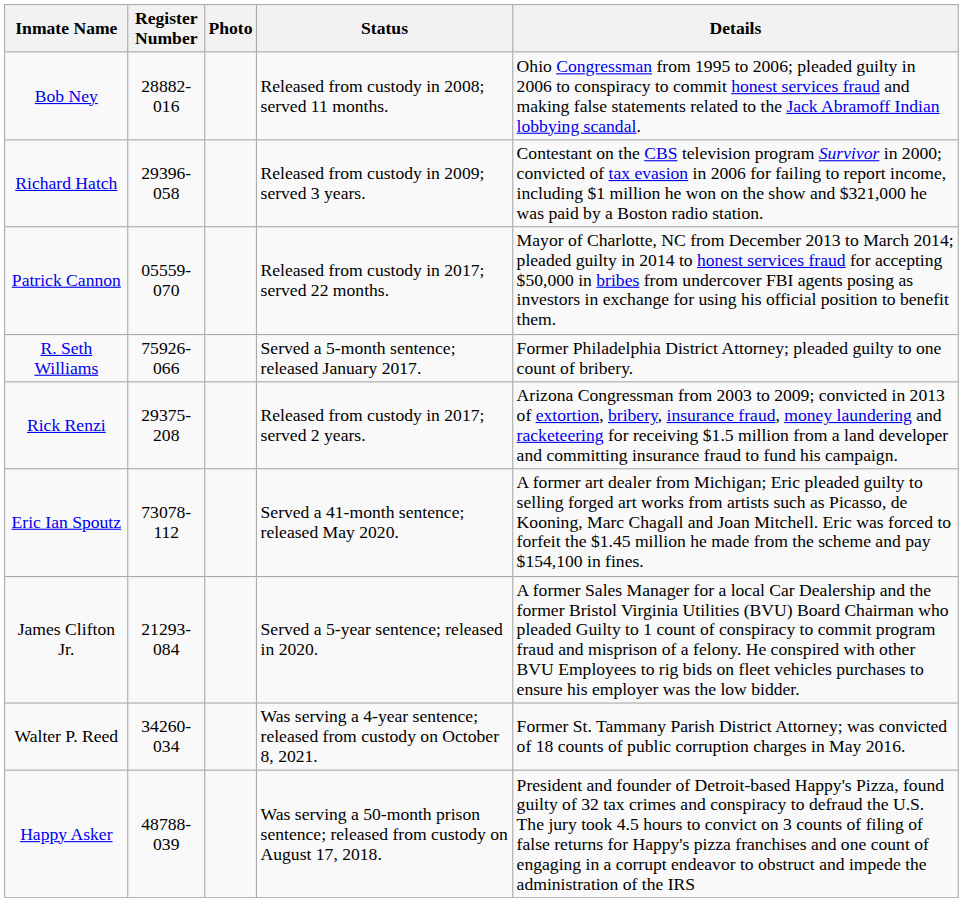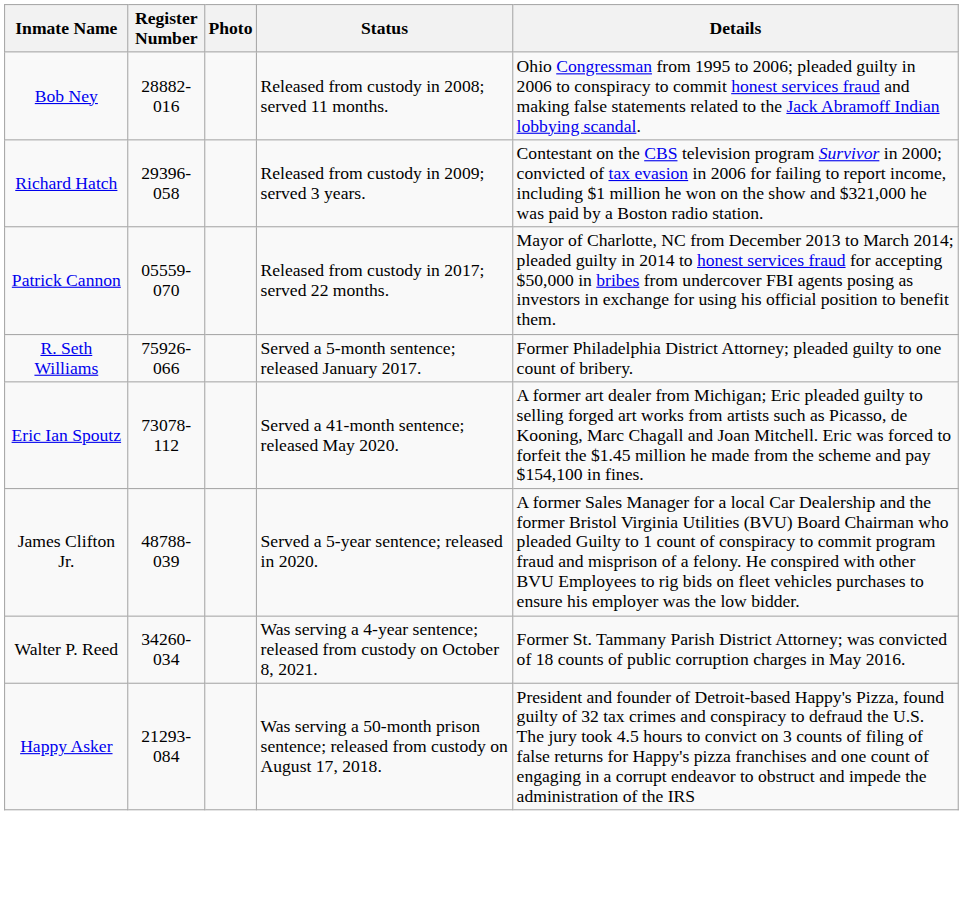- row: (66, 425)
(166, 639) 21293-084 -> (166, 552) 48788-039
(166, 833) 48788-039 -> (166, 746) 21293-084
